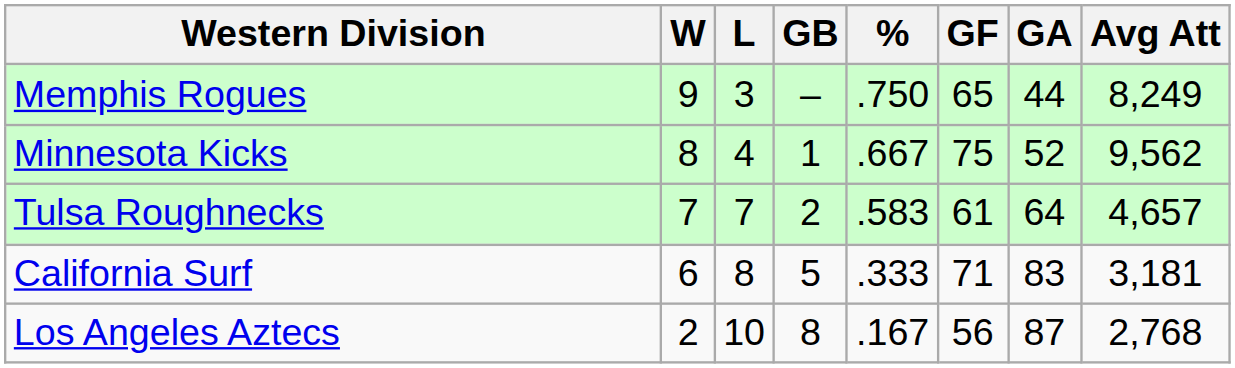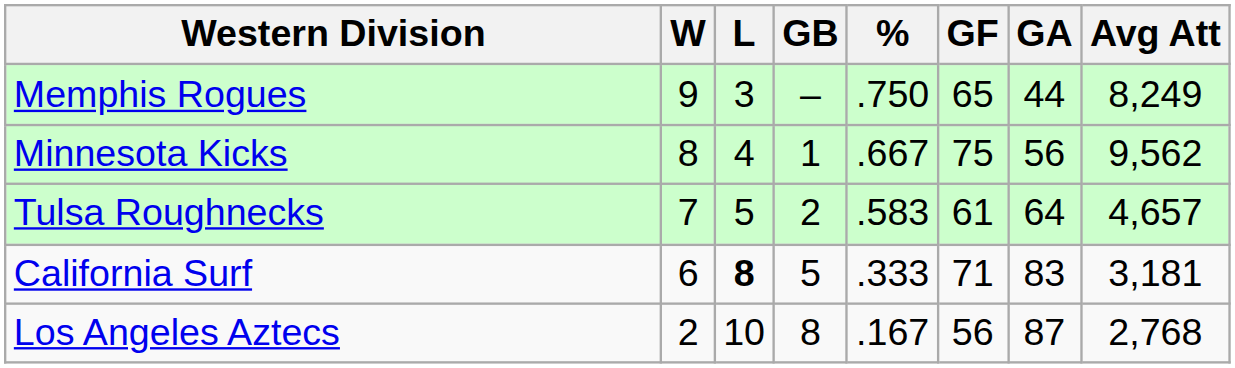(1044, 153) 52 -> (1044, 153) 56
(744, 213) 7 -> (744, 213) 5
(744, 272) normal -> (744, 272) bold
